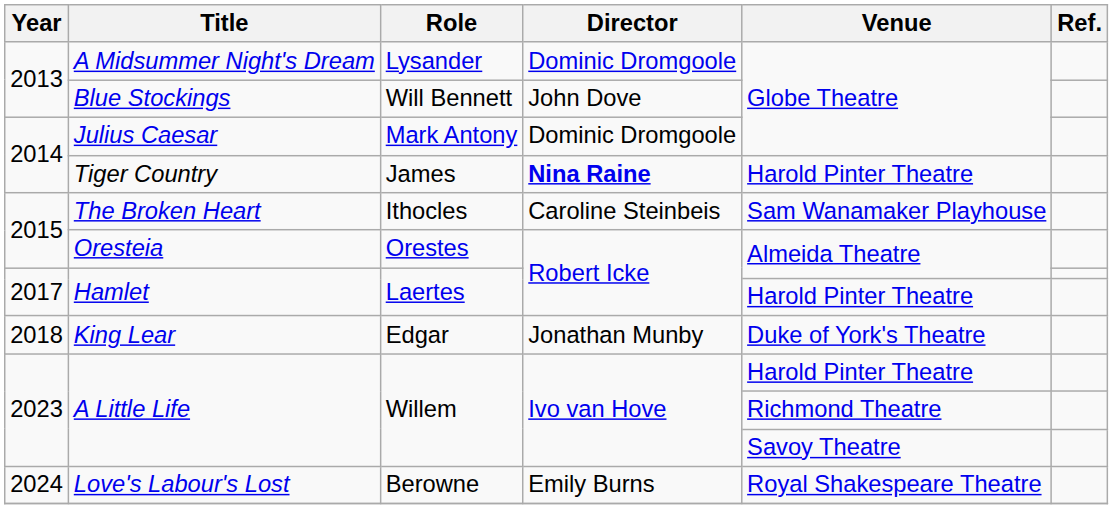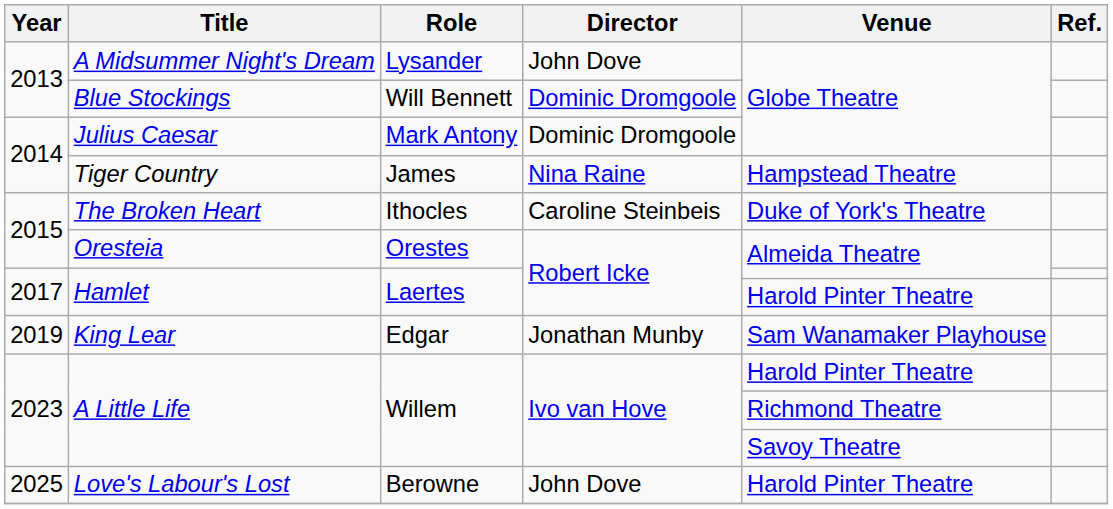(632, 60) Dominic Dromgoole -> (585, 60) John Dove
(585, 98) John Dove -> (632, 98) Dominic Dromgoole
(589, 173) bold -> (587, 173) normal
(860, 173) Harold Pinter Theatre -> (852, 173) Hampstead Theatre
(897, 211) Sam Wanamaker Playhouse -> (866, 211) Duke of York's Theatre
(37, 334) 2018 -> (37, 334) 2019
(866, 334) Duke of York's Theatre -> (897, 334) Sam Wanamaker Playhouse
(37, 484) 2024 -> (37, 484) 2025
(591, 484) Emily Burns -> (585, 484) John Dove
(894, 484) Royal Shakespeare Theatre -> (860, 484) Harold Pinter Theatre
